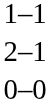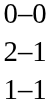rows swapped: (25, 13) <-> (25, 89)
